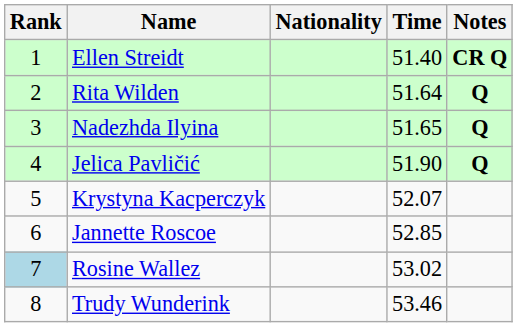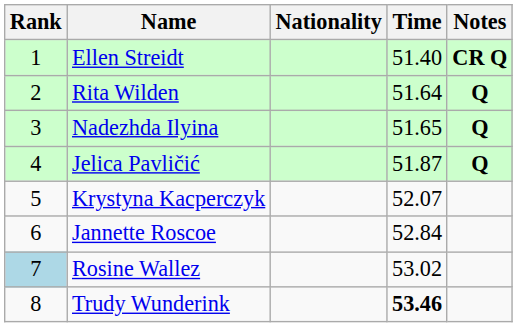(417, 163) 51.90 -> (417, 163) 51.87
(417, 233) 52.85 -> (417, 233) 52.84
(417, 304) normal -> (417, 304) bold
